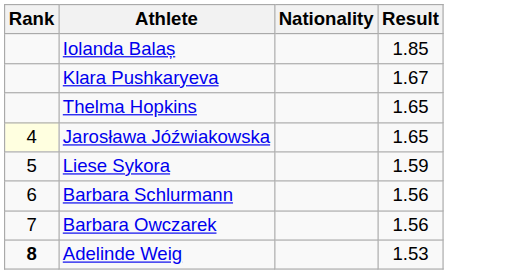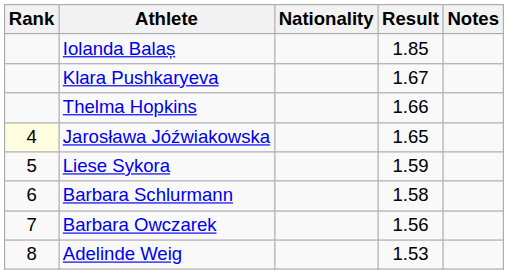+ column: (473, 19)
(410, 107) 1.65 -> (410, 107) 1.66
(410, 195) 1.56 -> (410, 195) 1.58
(32, 254) bold -> (32, 254) normal
